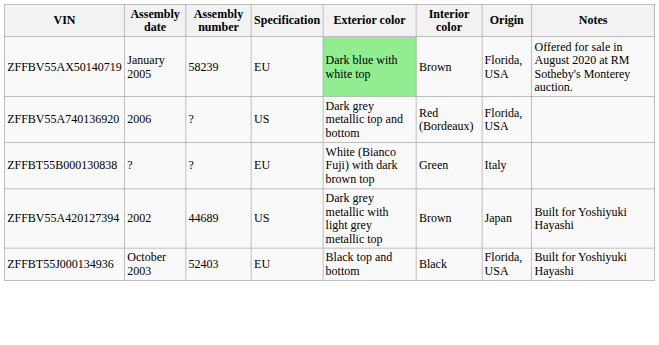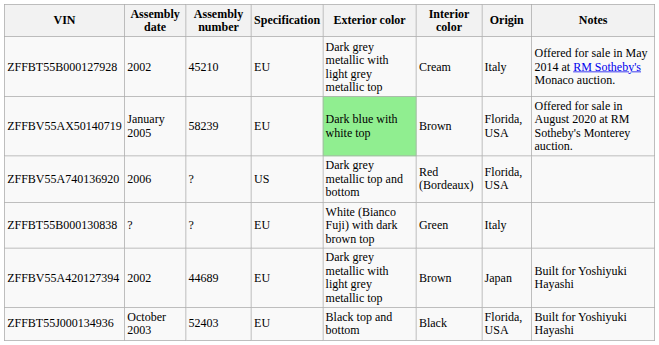+ row: (62, 66)
(262, 218) US -> (262, 277) EU
